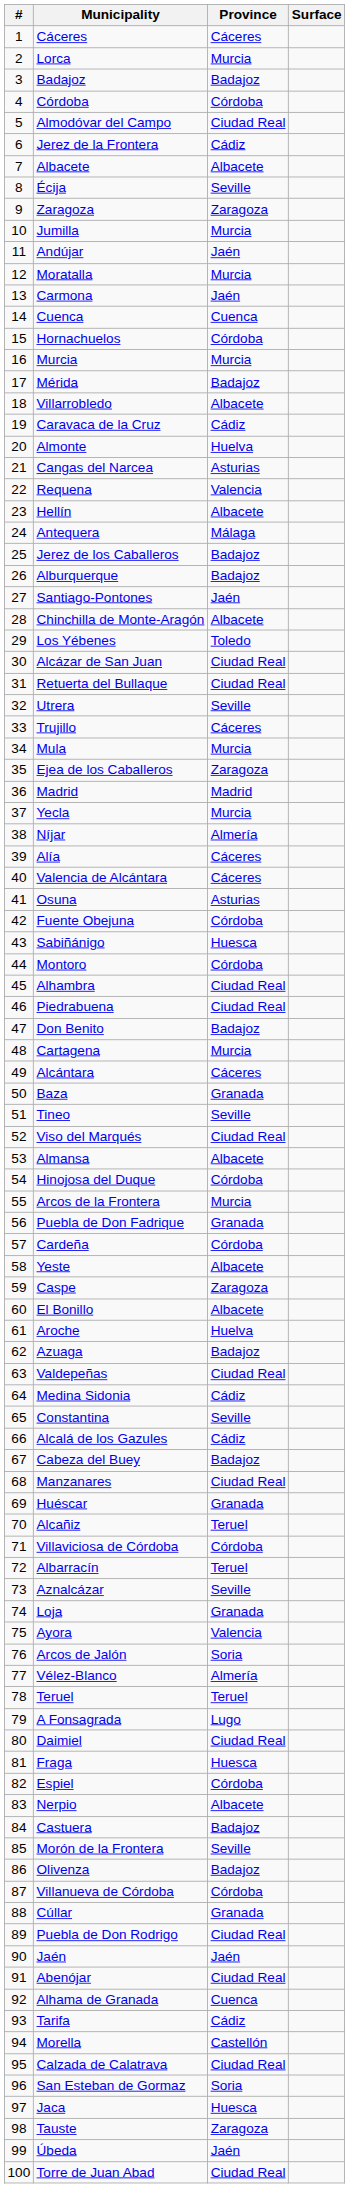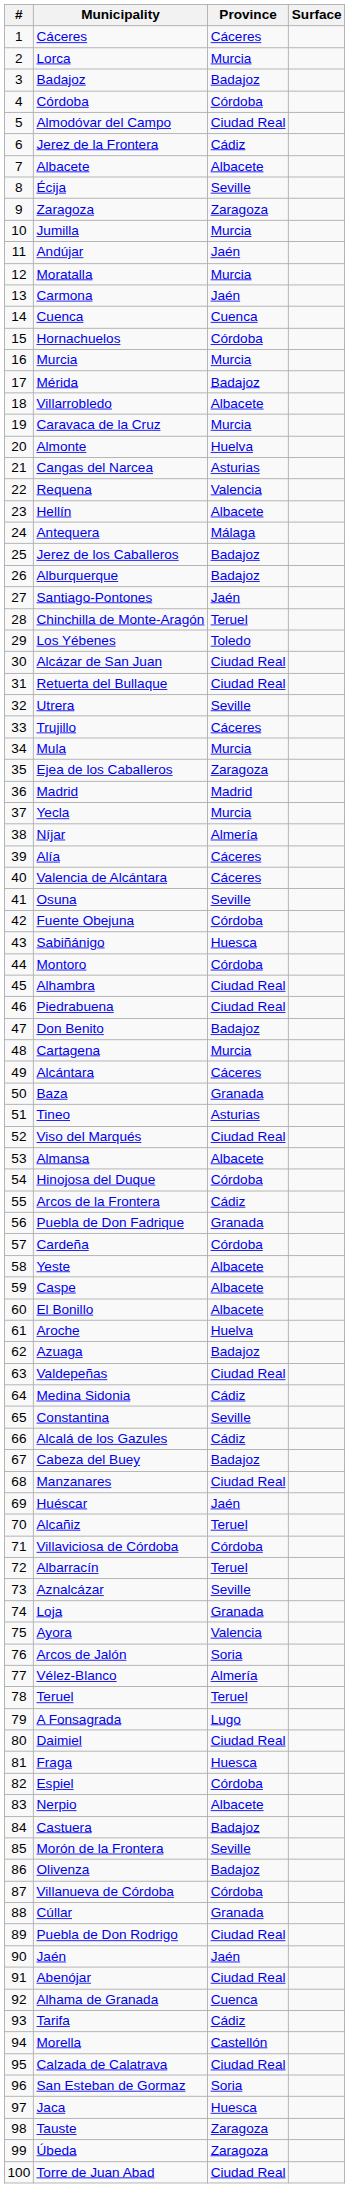(228, 425) Cádiz -> (231, 425) Murcia
(237, 619) Albacete -> (229, 619) Teruel
(235, 899) Asturias -> (231, 899) Seville
(231, 1115) Seville -> (235, 1115) Asturias
(231, 1201) Murcia -> (228, 1201) Cádiz
(239, 1287) Zaragoza -> (237, 1287) Albacete
(237, 1503) Granada -> (225, 1503) Jaén
(225, 2150) Jaén -> (239, 2150) Zaragoza
